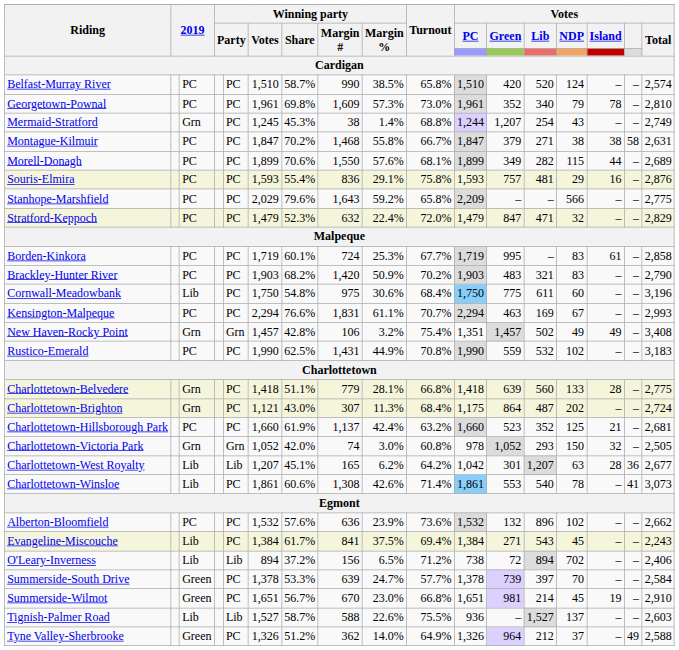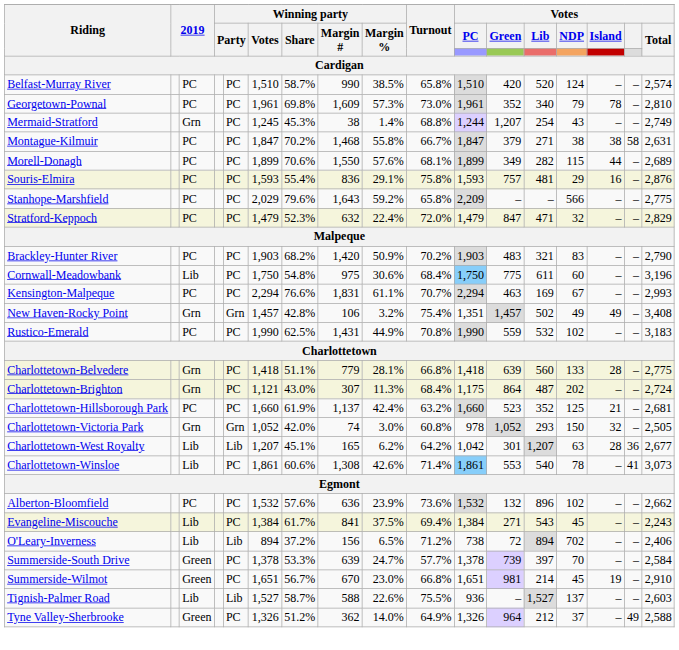- row: (46, 255)
